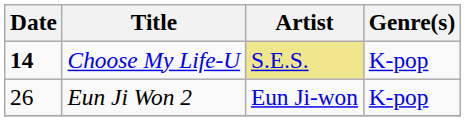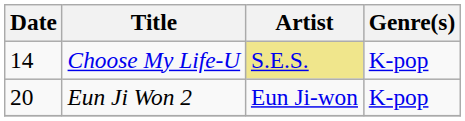(22, 60) bold -> (22, 60) normal
(22, 97) 26 -> (22, 97) 20
